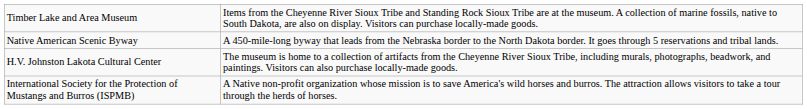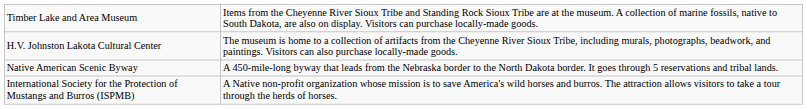rows swapped: (84, 62) <-> (72, 40)
